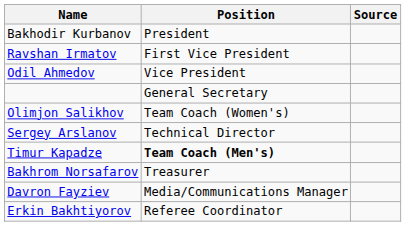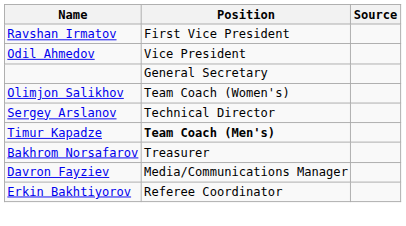- row: (69, 34)
